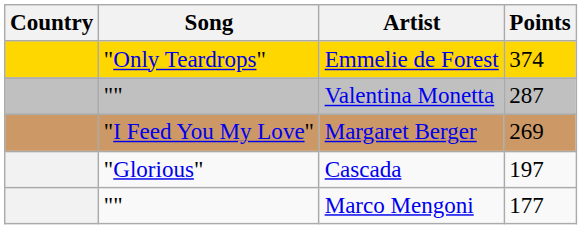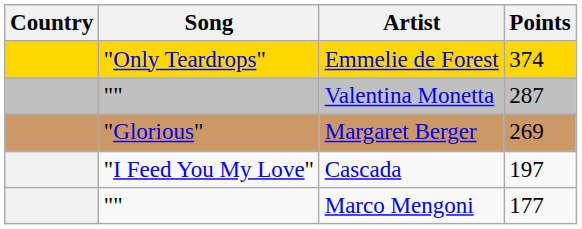(209, 132) "I Feed You My Love" -> (154, 132) "Glorious"
(154, 168) "Glorious" -> (209, 168) "I Feed You My Love"
